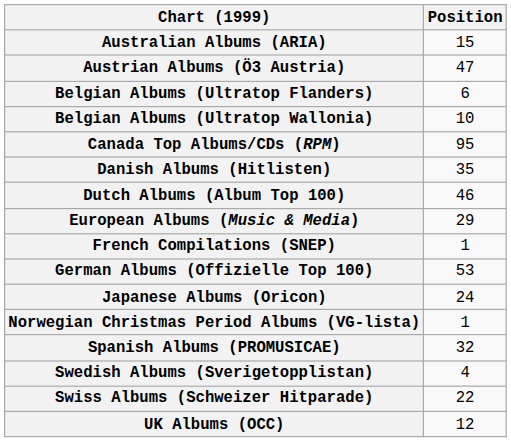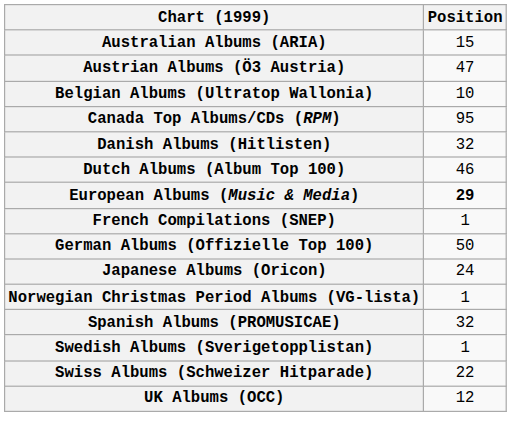- row: (214, 94)
(465, 170) 35 -> (465, 144) 32
(465, 221) normal -> (465, 195) bold
(465, 272) 53 -> (465, 246) 50
(465, 373) 4 -> (465, 348) 1
